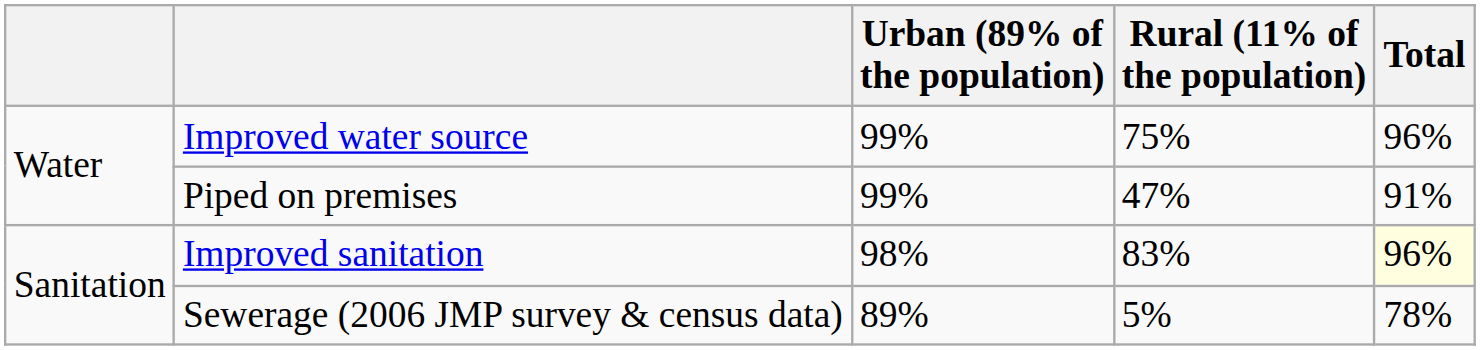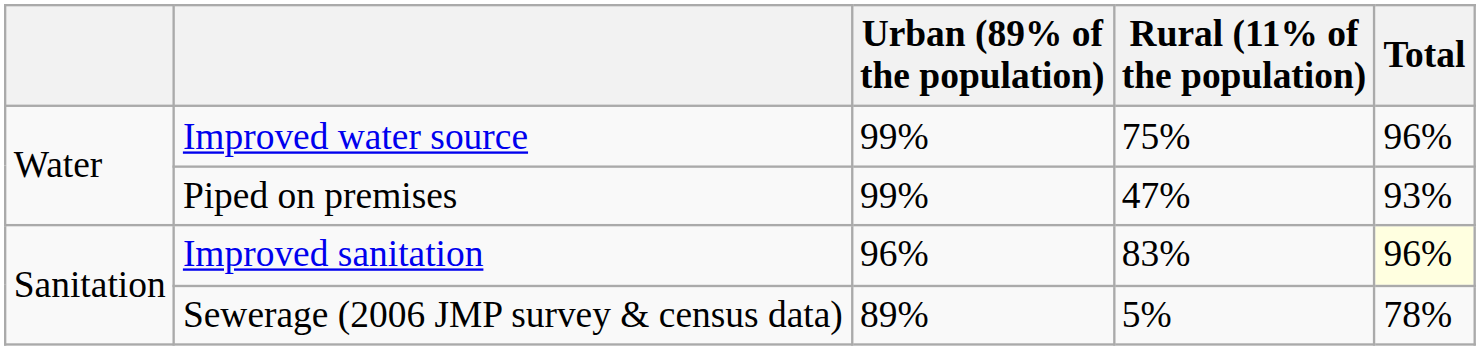(1418, 195) 91% -> (1418, 195) 93%
(894, 254) 98% -> (894, 254) 96%
